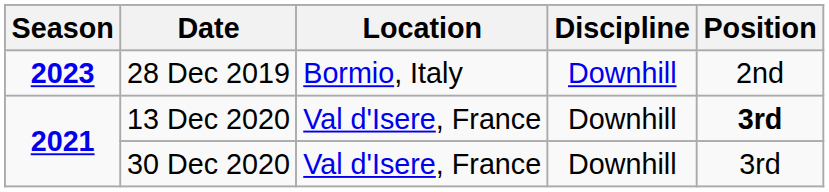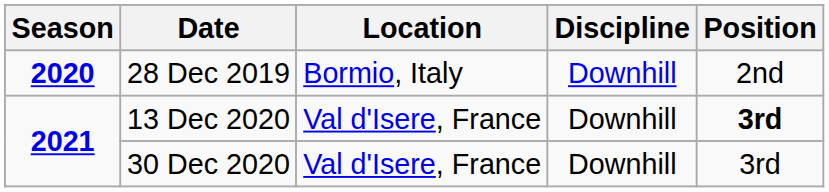(63, 73) 2023 -> (63, 73) 2020
